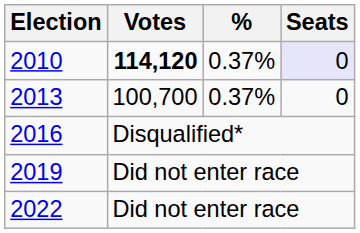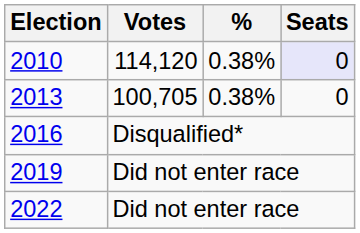(156, 60) bold -> (156, 60) normal
(242, 60) 0.37% -> (242, 60) 0.38%
(155, 97) 100,700 -> (155, 97) 100,705
(242, 97) 0.37% -> (242, 97) 0.38%
